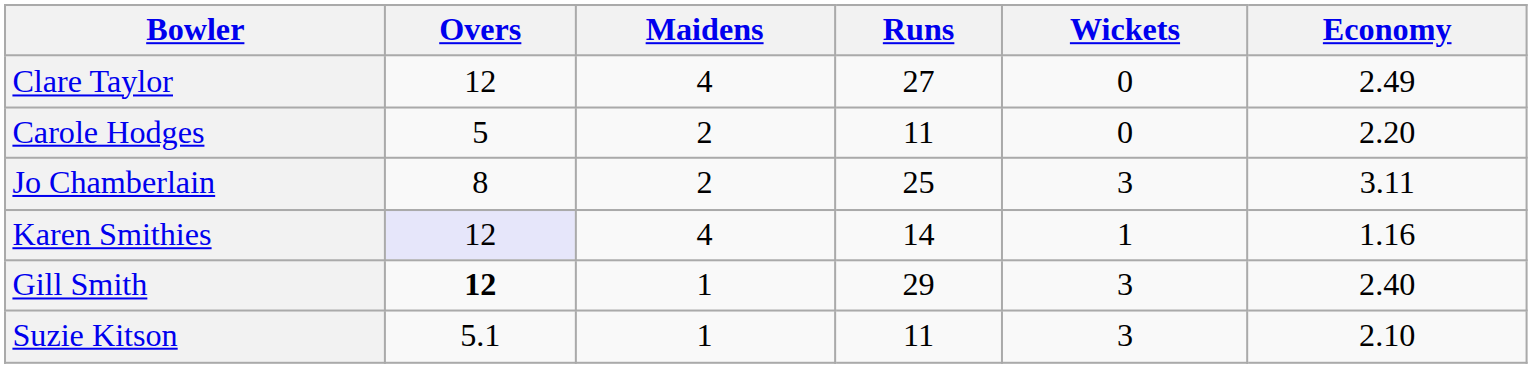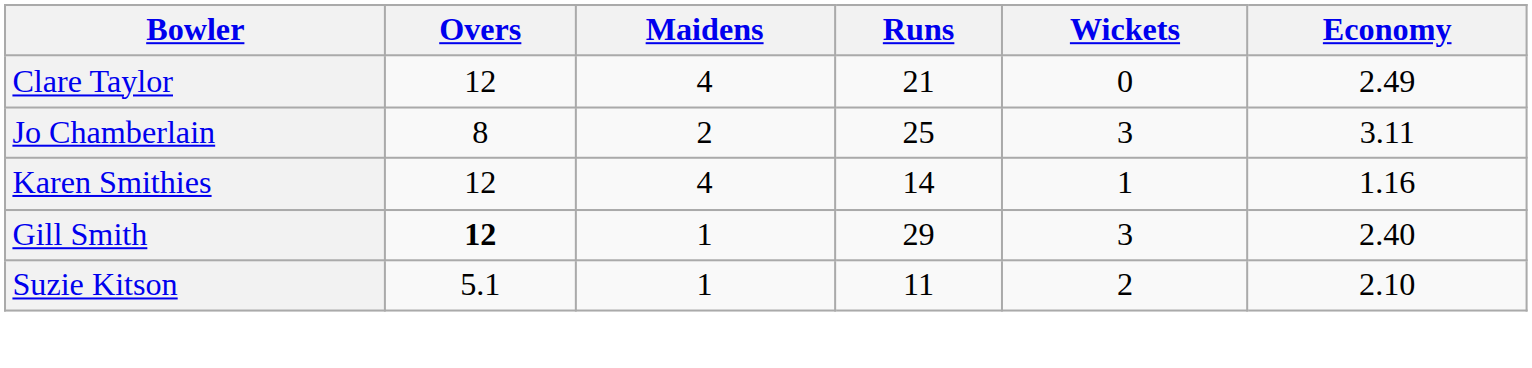(919, 81) 27 -> (919, 81) 21
- row: (108, 132)
(480, 234) lavender background -> (480, 183) no background
(1125, 336) 3 -> (1125, 285) 2
